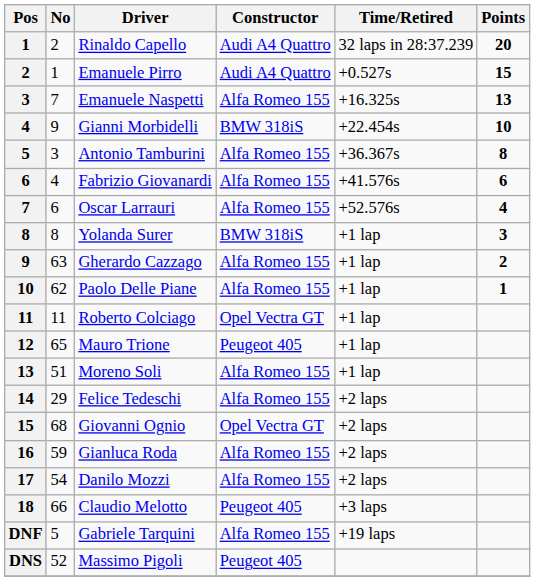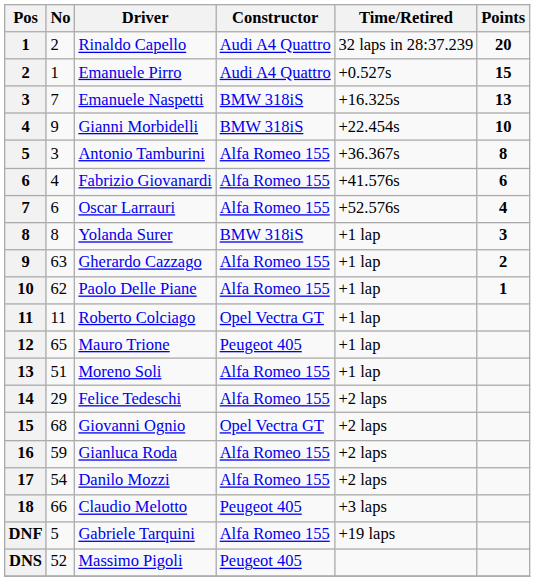(275, 99) Alfa Romeo 155 -> (262, 99) BMW 318iS
